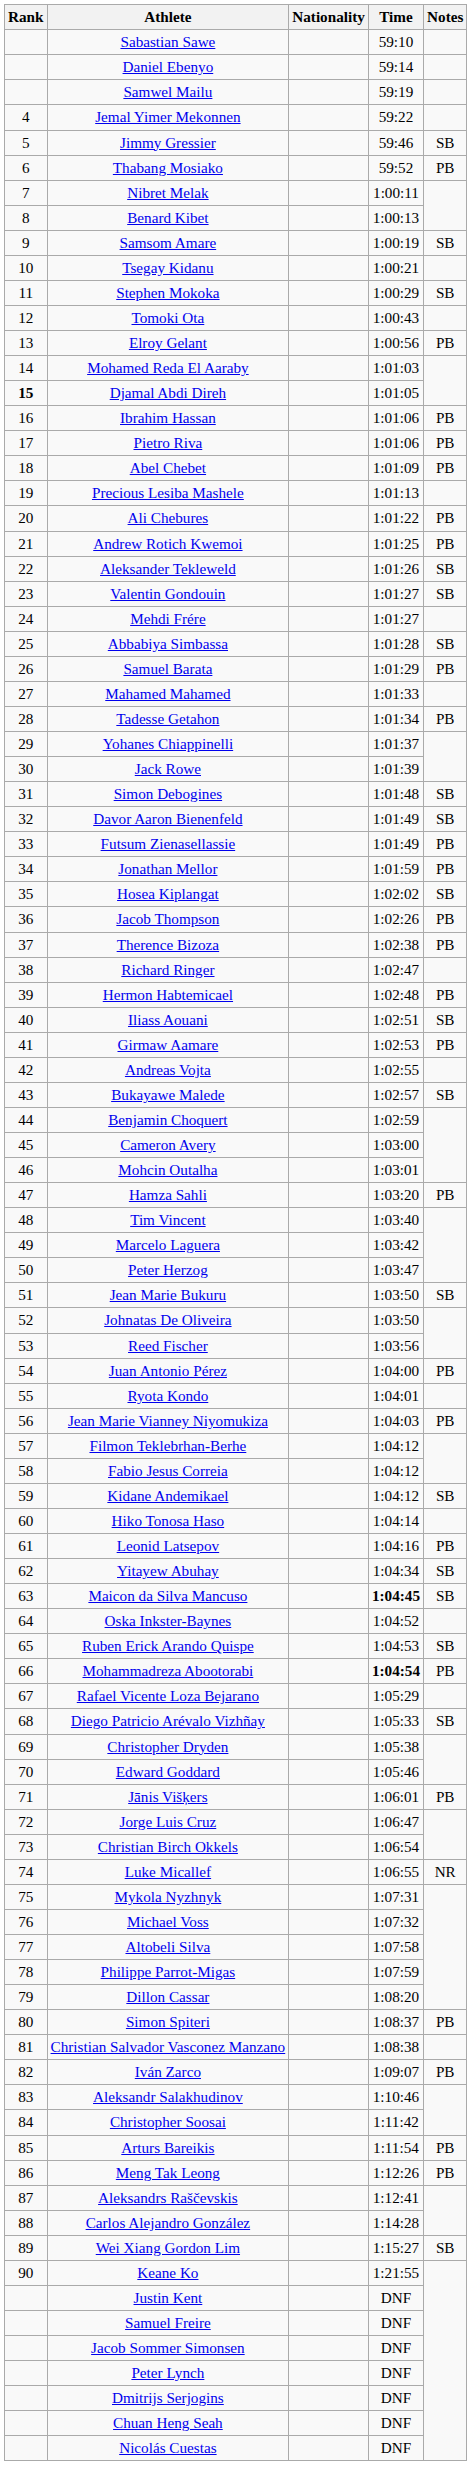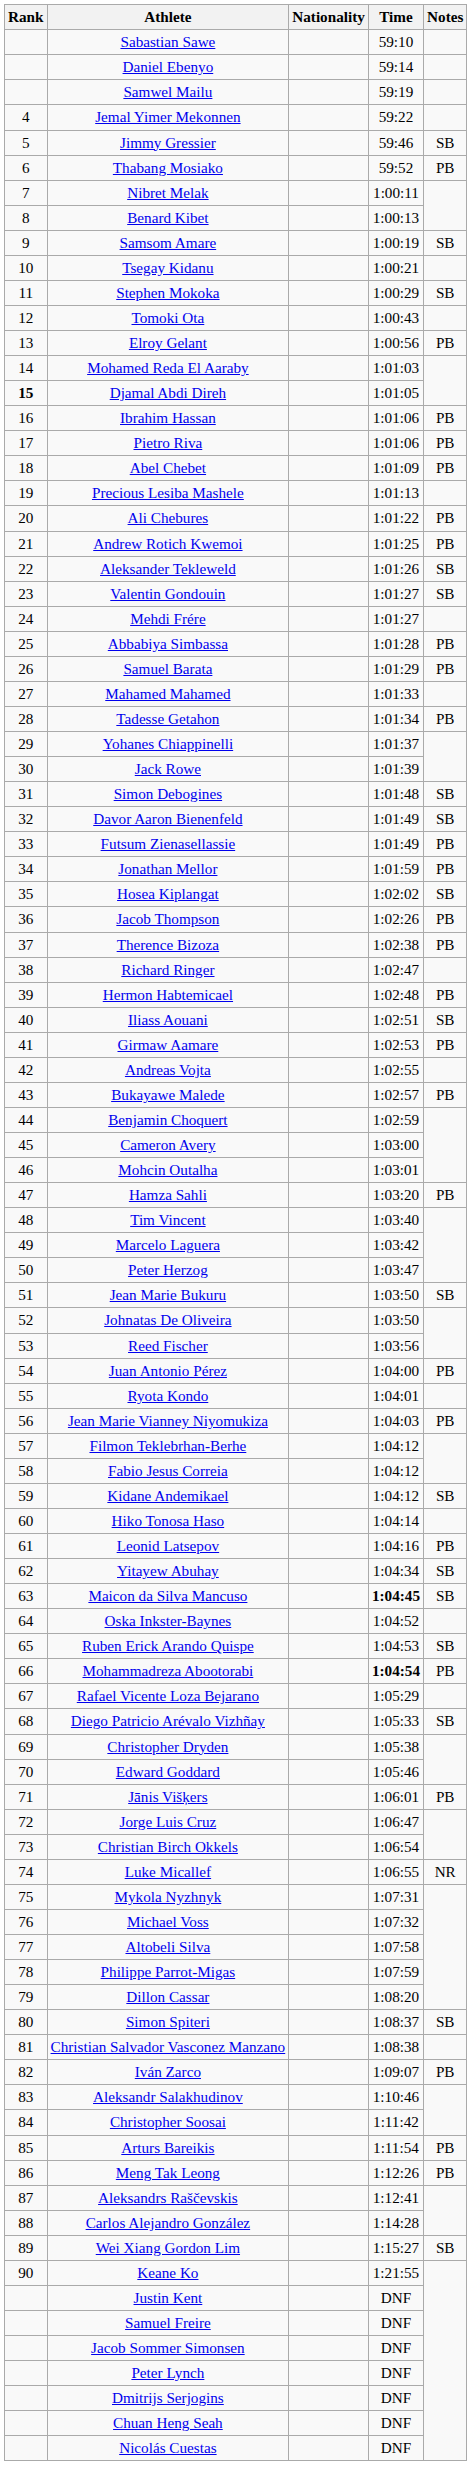(445, 643) SB -> (445, 643) PB
(445, 1094) SB -> (445, 1094) PB
(445, 2022) PB -> (445, 2022) SB
